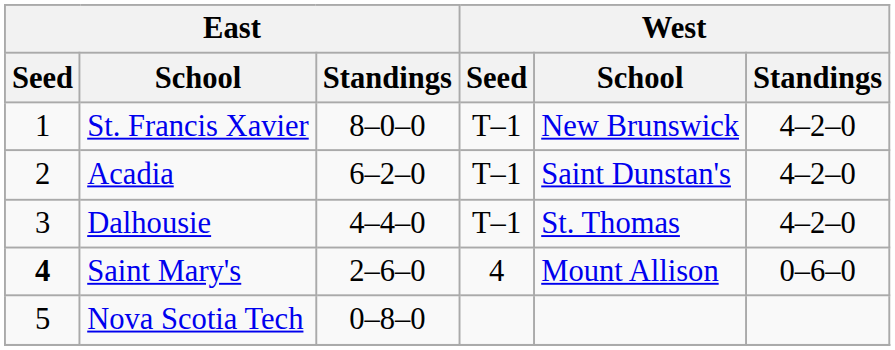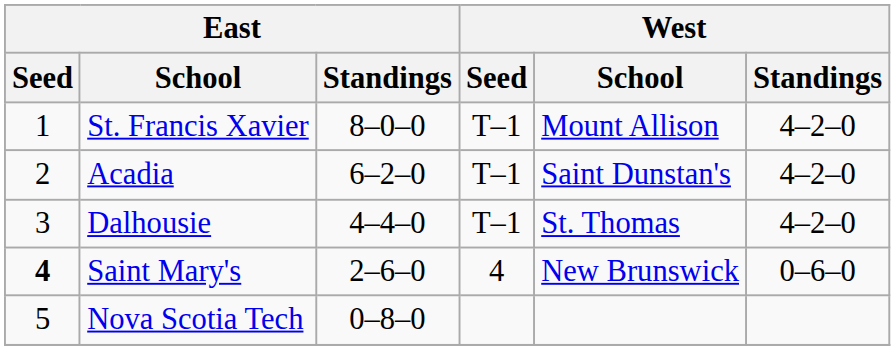(640, 125) New Brunswick -> (630, 125) Mount Allison
(630, 271) Mount Allison -> (640, 271) New Brunswick
